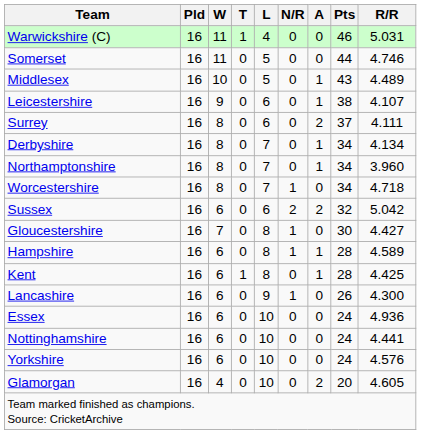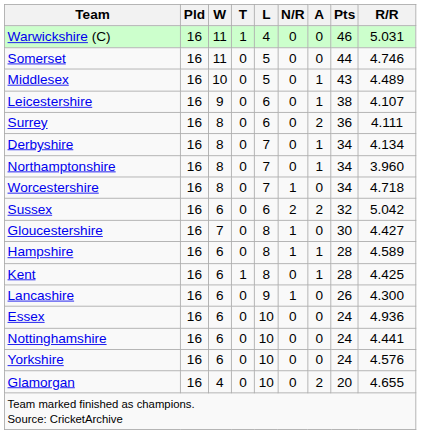(345, 123) 37 -> (345, 123) 36
(387, 381) 4.605 -> (387, 381) 4.655
